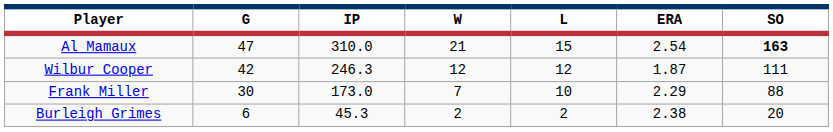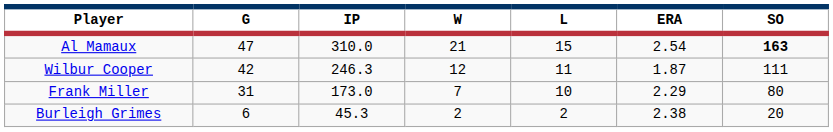(564, 70) 12 -> (564, 70) 11
(246, 92) 30 -> (246, 92) 31
(776, 92) 88 -> (776, 92) 80
